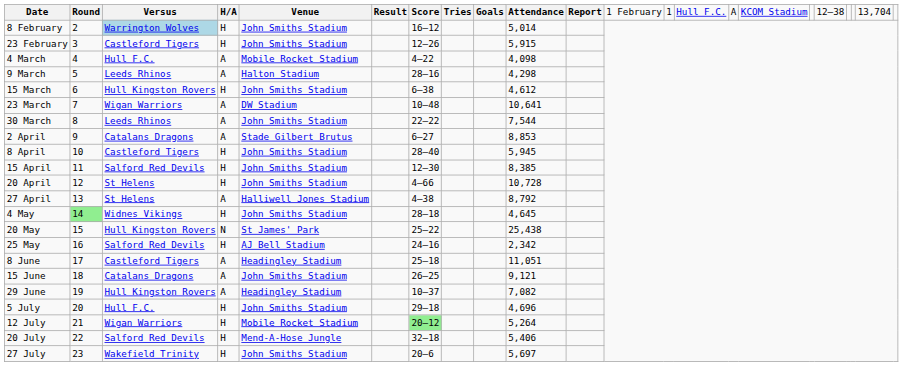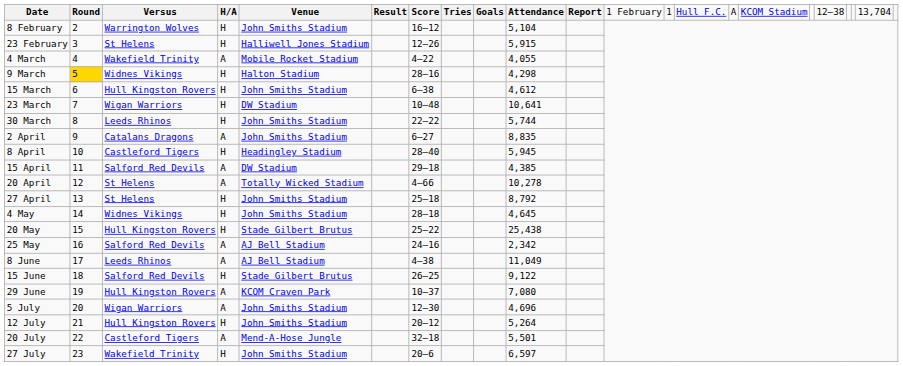(152, 27) lightblue background -> (152, 27) no background
(522, 27) 5,014 -> (522, 27) 5,104
(152, 43) Castleford Tigers -> (130, 43) St Helens
(294, 43) John Smiths Stadium -> (305, 43) Halliwell Jones Stadium
(130, 58) Hull F.C. -> (152, 58) Wakefield Trinity
(522, 58) 4,098 -> (522, 58) 4,055
(75, 74) no background -> (75, 74) gold background
(138, 74) Leeds Rhinos -> (143, 74) Widnes Vikings
(223, 74) A -> (223, 74) H
(223, 105) A -> (223, 105) H
(223, 121) A -> (223, 121) H
(522, 121) 7,544 -> (522, 121) 5,744
(297, 136) Stade Gilbert Brutus -> (294, 136) John Smiths Stadium
(522, 136) 8,853 -> (522, 136) 8,835
(294, 152) John Smiths Stadium -> (291, 152) Headingley Stadium
(223, 167) H -> (223, 167) A
(294, 167) John Smiths Stadium -> (269, 167) DW Stadium
(425, 167) 12–30 -> (425, 167) 29–18
(522, 167) 8,385 -> (522, 167) 4,385
(223, 183) H -> (223, 183) A
(294, 183) John Smiths Stadium -> (302, 183) Totally Wicked Stadium
(525, 183) 10,728 -> (525, 183) 10,278
(223, 198) A -> (223, 198) H
(305, 198) Halliwell Jones Stadium -> (294, 198) John Smiths Stadium
(423, 198) 4–38 -> (425, 198) 25–18
(78, 214) lightgreen background -> (78, 214) no background
(223, 229) N -> (223, 229) H
(280, 229) St James' Park -> (297, 229) Stade Gilbert Brutus
(223, 245) H -> (223, 245) A
(152, 260) Castleford Tigers -> (138, 260) Leeds Rhinos
(291, 260) Headingley Stadium -> (283, 260) AJ Bell Stadium
(425, 260) 25–18 -> (423, 260) 4–38
(525, 260) 11,051 -> (525, 260) 11,049
(149, 276) Catalans Dragons -> (155, 276) Salford Red Devils
(223, 276) A -> (223, 276) H
(294, 276) John Smiths Stadium -> (297, 276) Stade Gilbert Brutus
(522, 276) 9,121 -> (522, 276) 9,122
(291, 291) Headingley Stadium -> (286, 291) KCOM Craven Park
(522, 291) 7,082 -> (522, 291) 7,080
(130, 307) Hull F.C. -> (143, 307) Wigan Warriors
(223, 307) H -> (223, 307) A
(425, 307) 29–18 -> (425, 307) 12–30
(143, 322) Wigan Warriors -> (160, 322) Hull Kingston Rovers
(300, 322) Mobile Rocket Stadium -> (294, 322) John Smiths Stadium
(425, 322) lightgreen background -> (425, 322) no background
(155, 338) Salford Red Devils -> (152, 338) Castleford Tigers
(223, 338) H -> (223, 338) A
(522, 338) 5,406 -> (522, 338) 5,501
(522, 353) 5,697 -> (522, 353) 6,597
